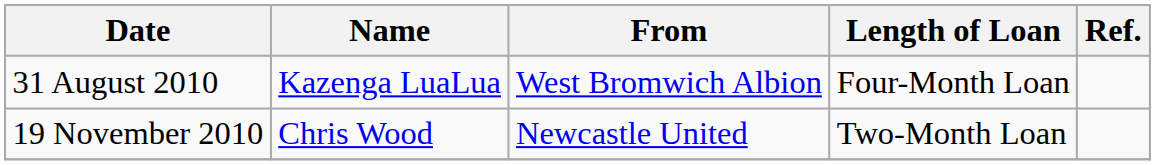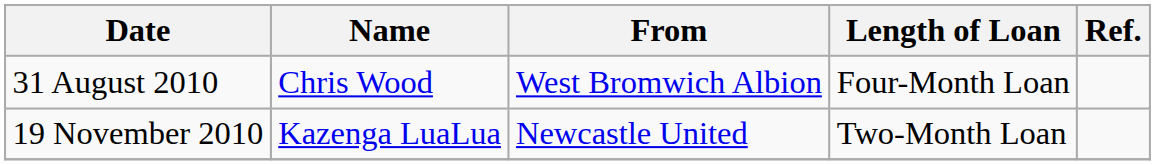(390, 81) Kazenga LuaLua -> (356, 81) Chris Wood
(356, 133) Chris Wood -> (390, 133) Kazenga LuaLua
